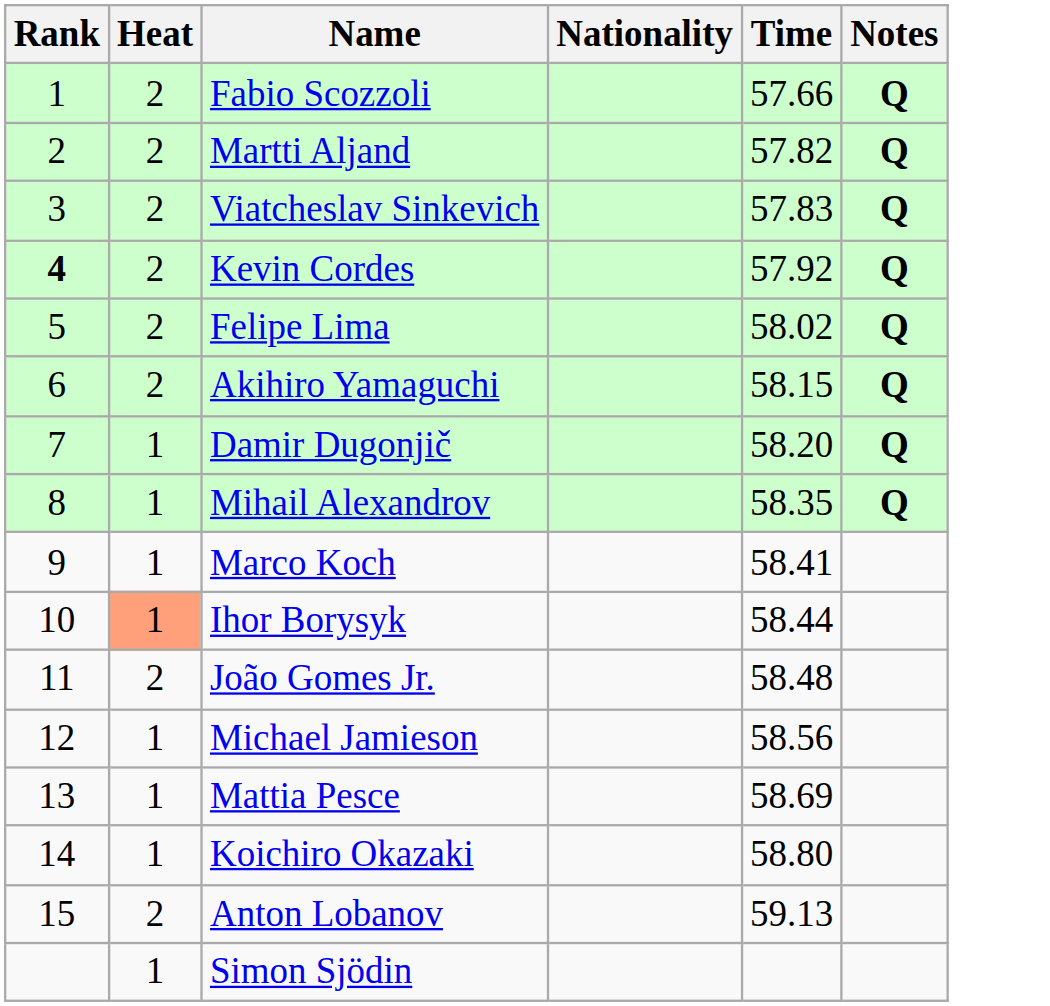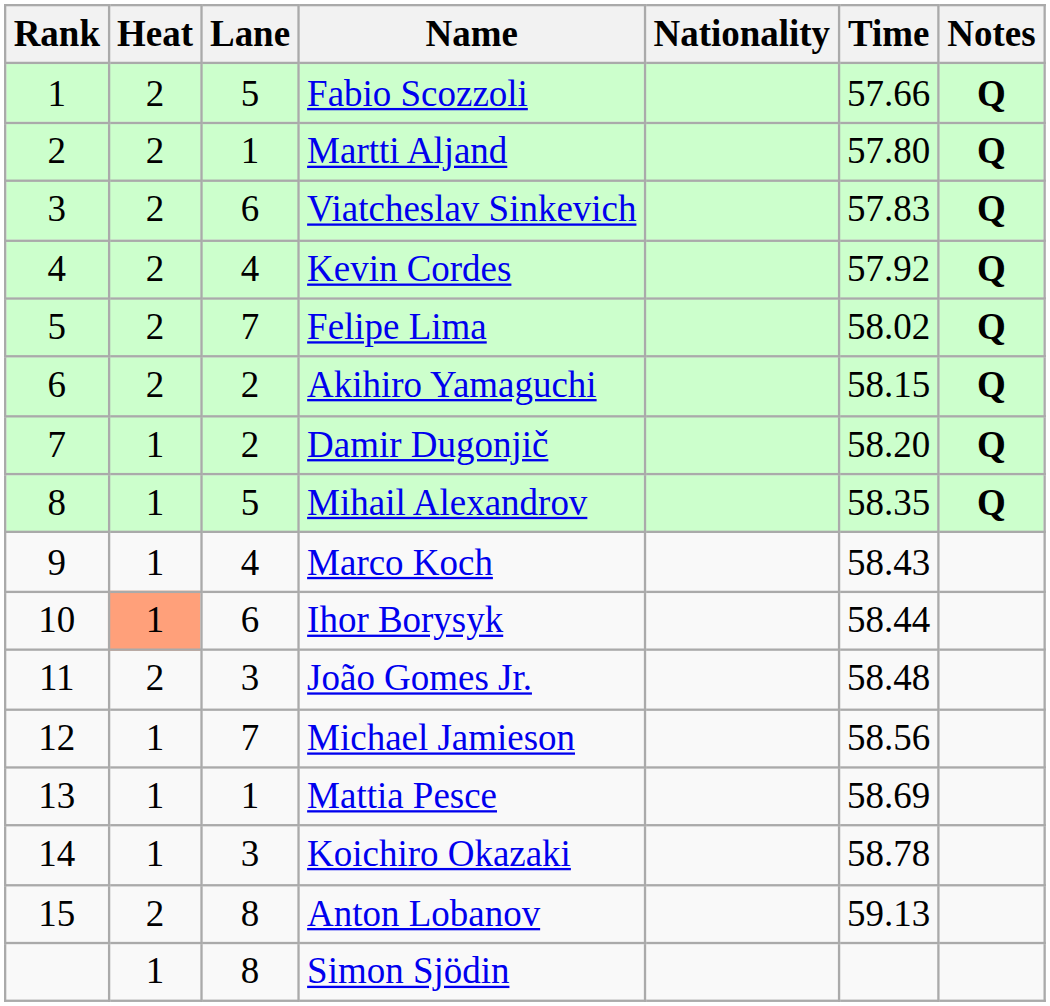+ column: (250, 33)
(792, 151) 57.82 -> (889, 151) 57.80
(57, 268) bold -> (57, 268) normal
(792, 561) 58.41 -> (889, 561) 58.43
(792, 854) 58.80 -> (889, 854) 58.78
